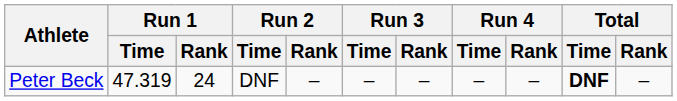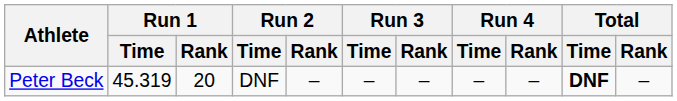(142, 81) 47.319 -> (142, 81) 45.319
(204, 81) 24 -> (204, 81) 20
